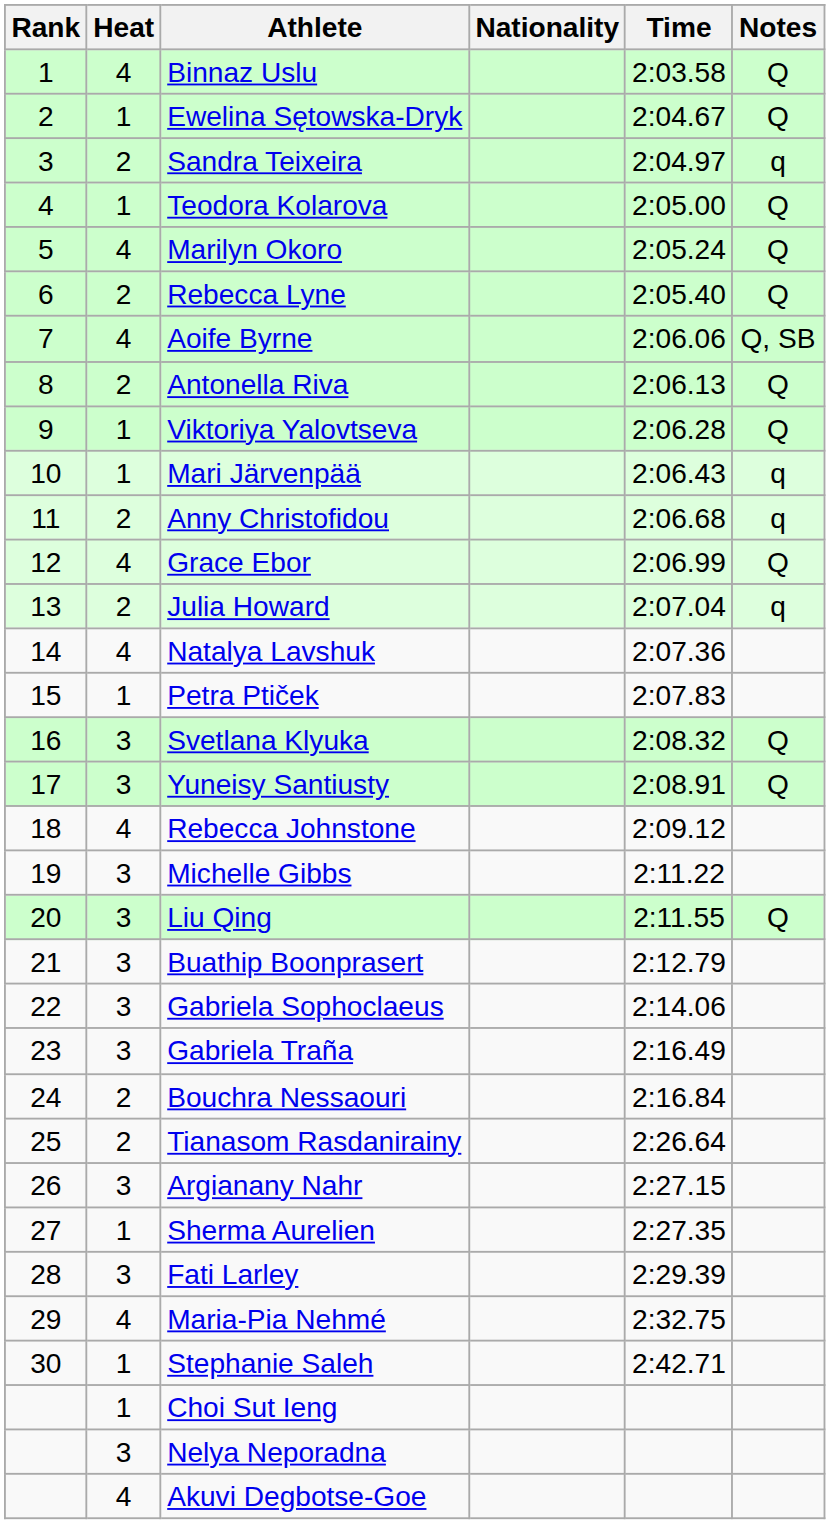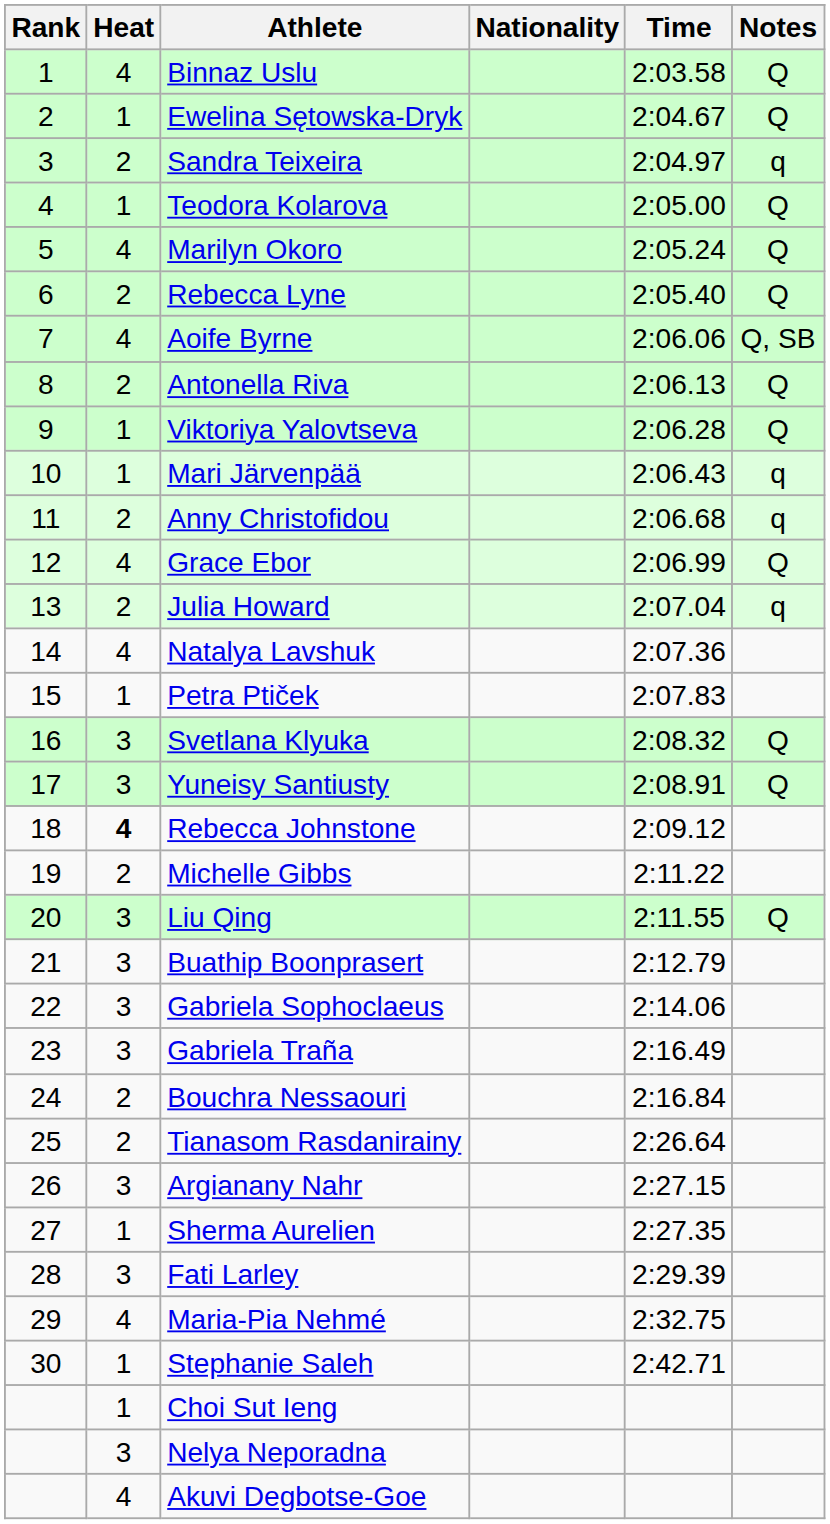(124, 829) normal -> (124, 829) bold
(124, 873) 3 -> (124, 873) 2
